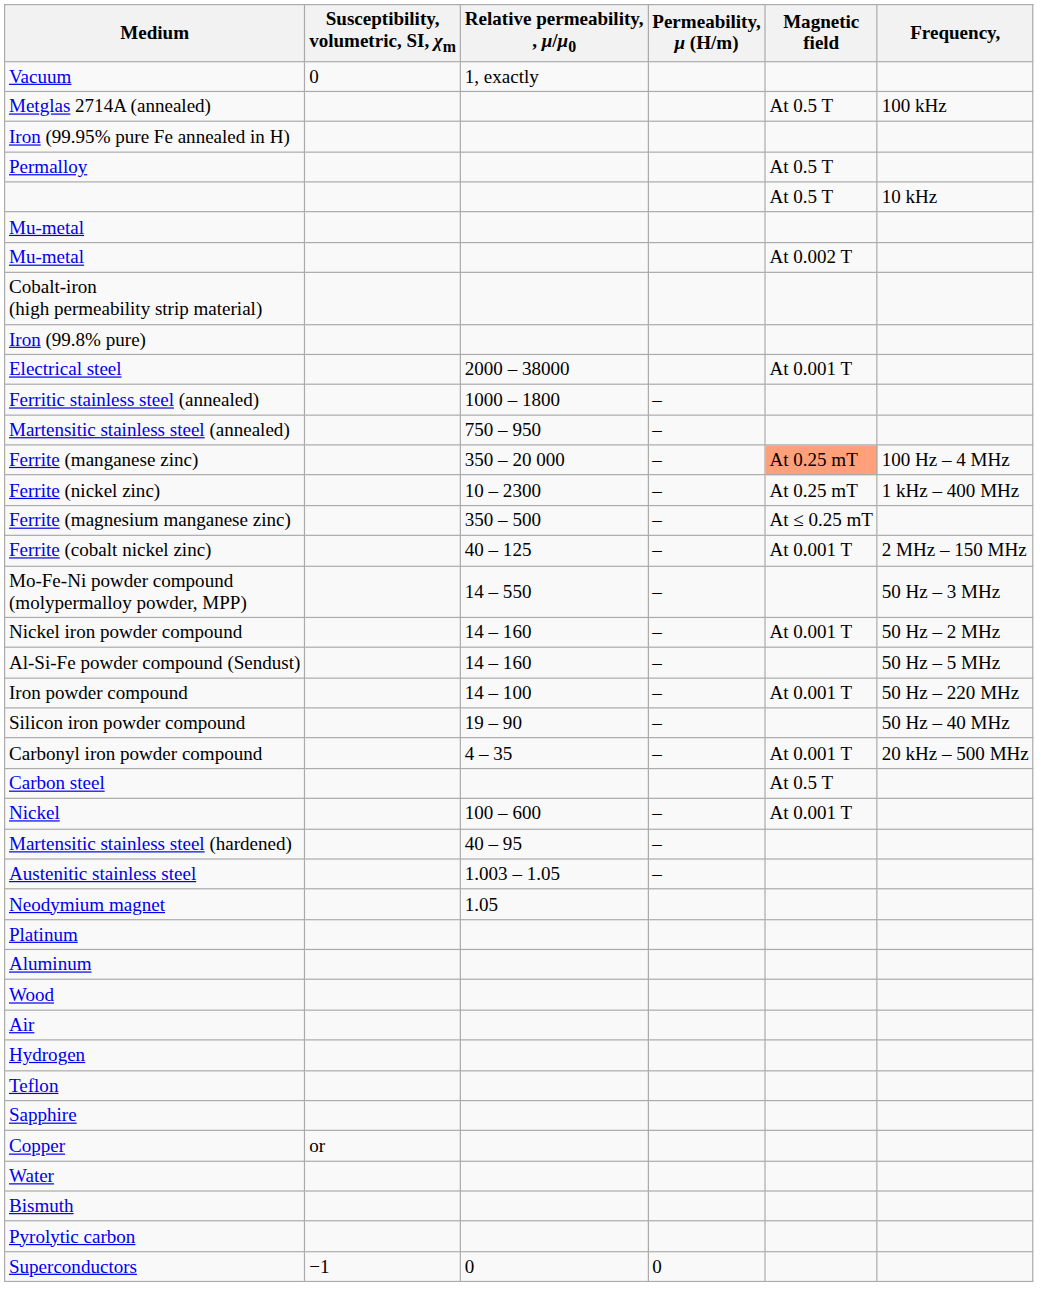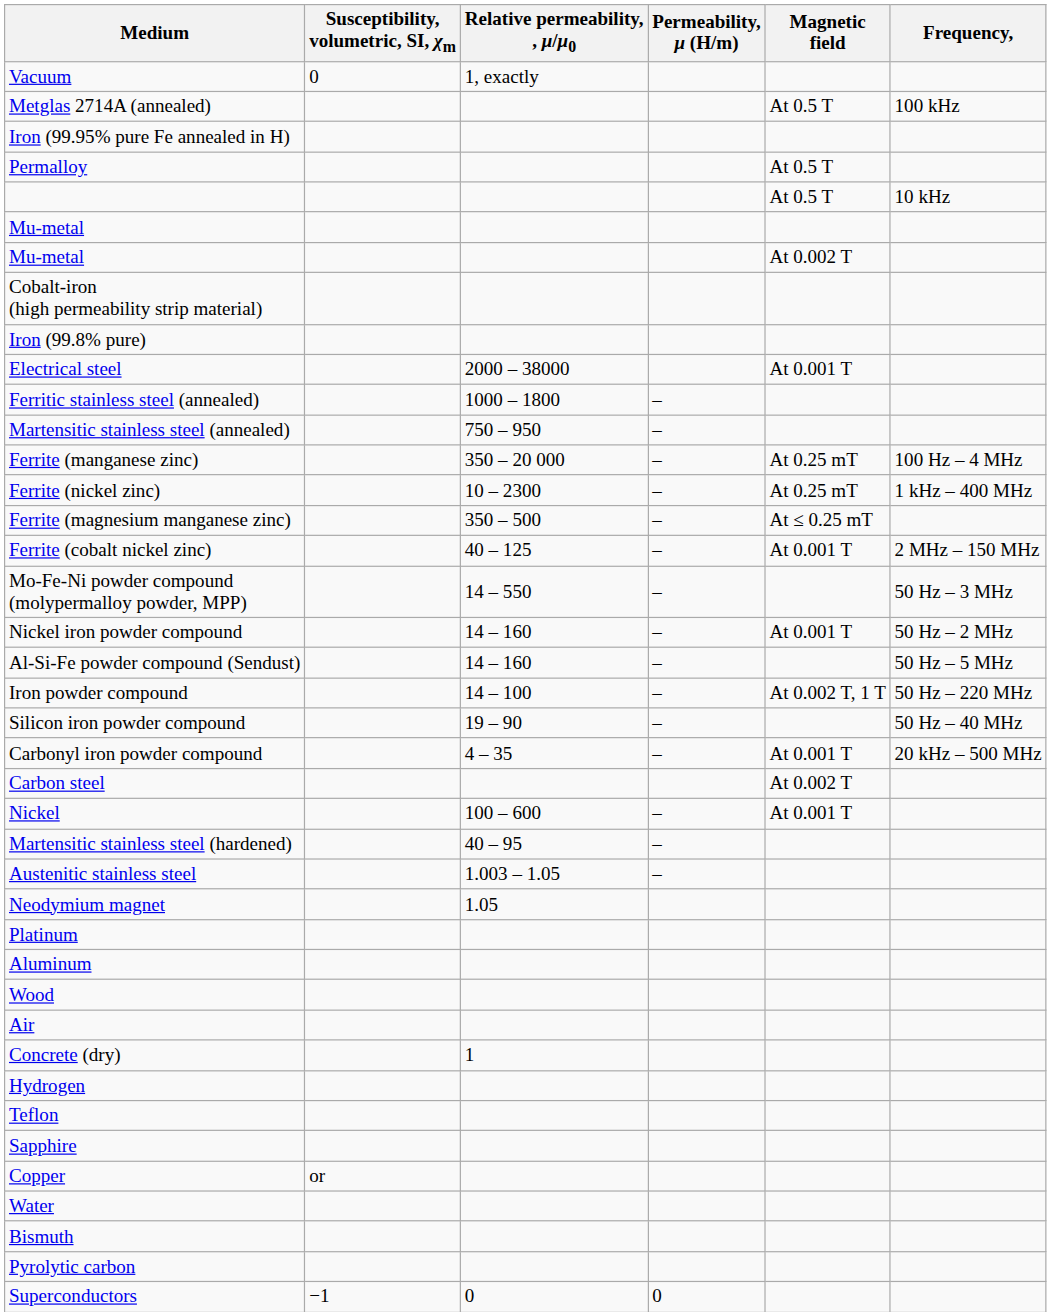(814, 459) lightsalmon background -> (814, 459) no background
(811, 692) At 0.001 T -> (828, 692) At 0.002 T, 1 T
(801, 783) At 0.5 T -> (811, 783) At 0.002 T
+ row: (65, 1055)
